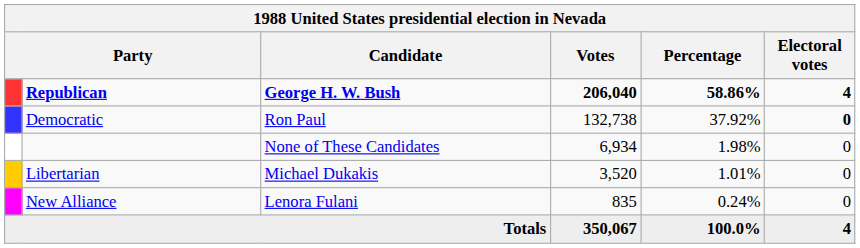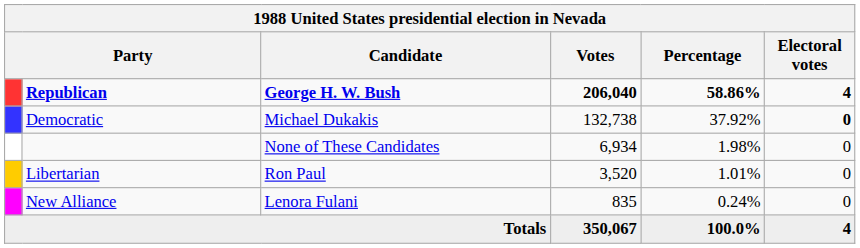(295, 119) Ron Paul -> (321, 119) Michael Dukakis
(321, 174) Michael Dukakis -> (295, 174) Ron Paul
